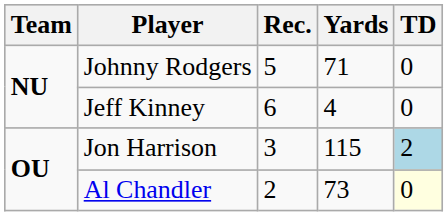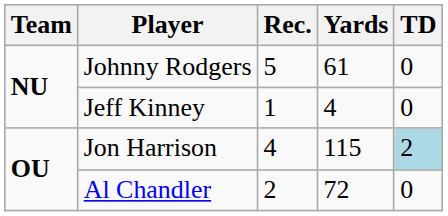(337, 66) 71 -> (337, 66) 61
(270, 107) 6 -> (270, 107) 1
(270, 148) 3 -> (270, 148) 4
(337, 189) 73 -> (337, 189) 72
(407, 189) lightyellow background -> (407, 189) no background
